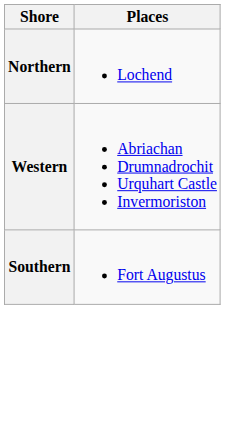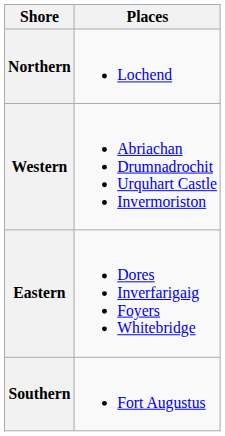+ row: (39, 293)
